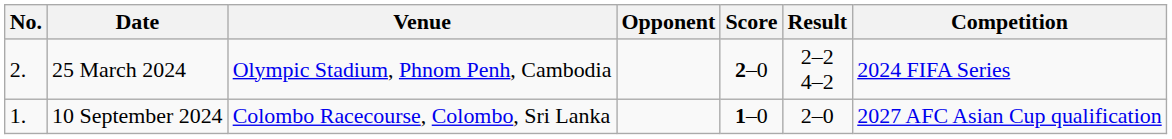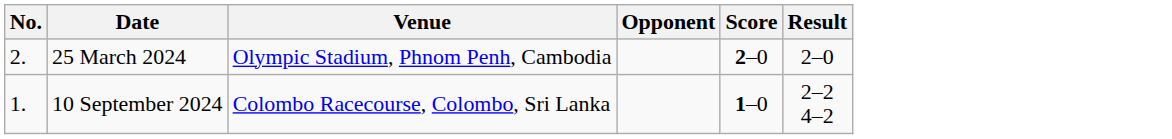- column: (1009, 21)
(817, 68) 2–2 4–2 -> (817, 56) 2–0
(817, 116) 2–0 -> (817, 103) 2–2 4–2
